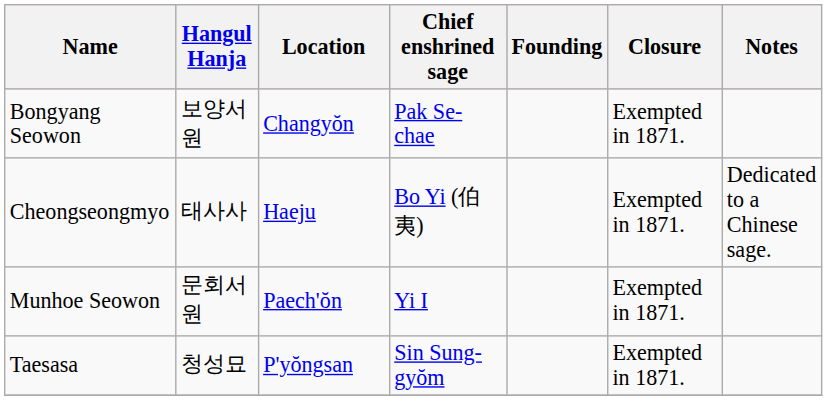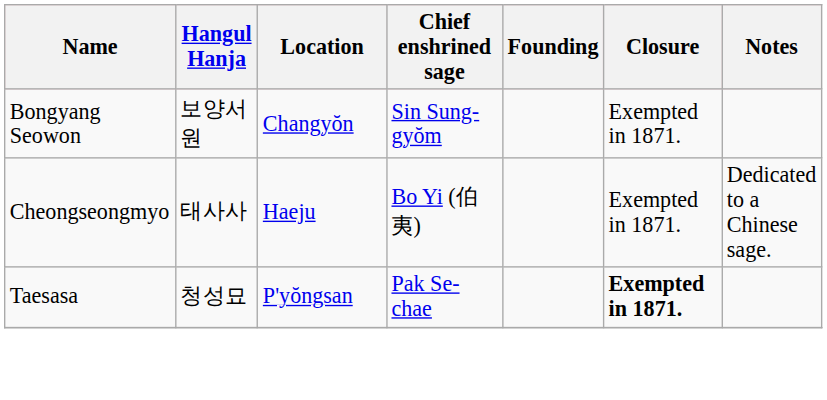(428, 123) Pak Se-chae -> (435, 123) Sin Sung-gyŏm
- row: (85, 300)
(438, 364) Sin Sung-gyŏm -> (426, 296) Pak Se-chae
(657, 364) normal -> (656, 296) bold
